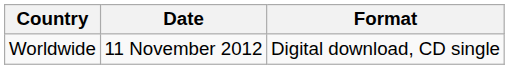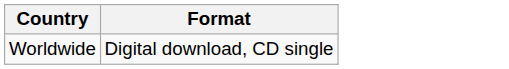- column: (184, 19)
